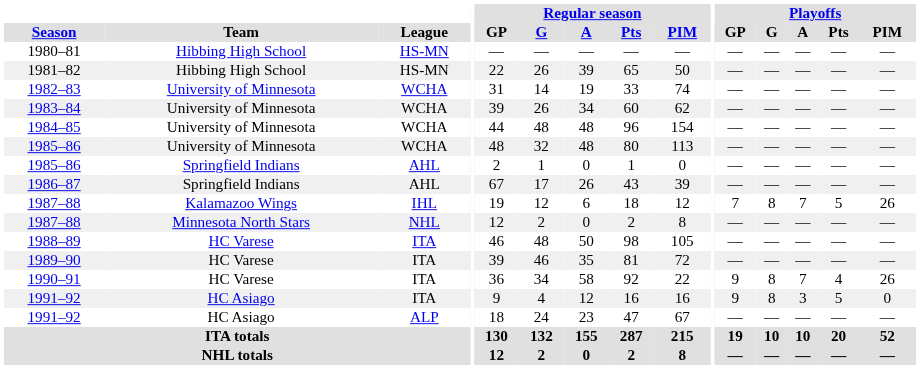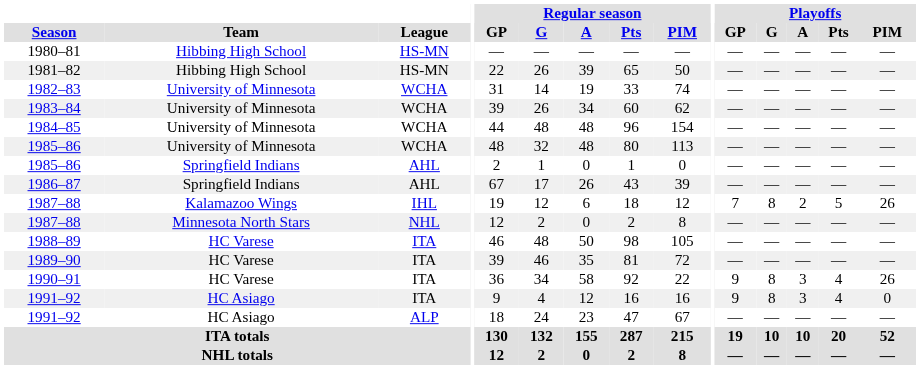(803, 203) 7 -> (803, 203) 2
(803, 279) 7 -> (803, 279) 3
(838, 298) 5 -> (838, 298) 4
